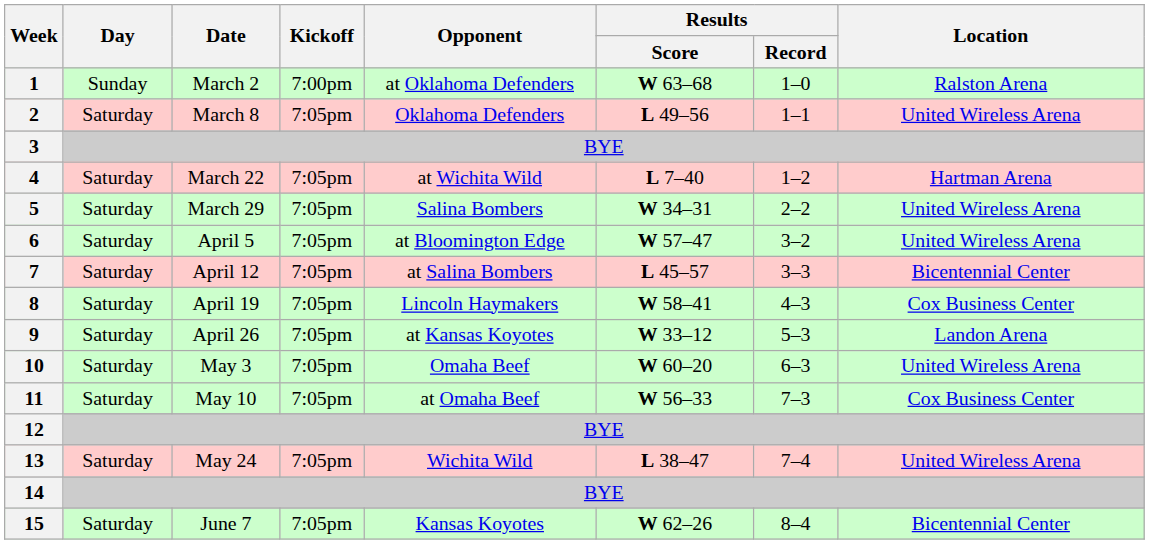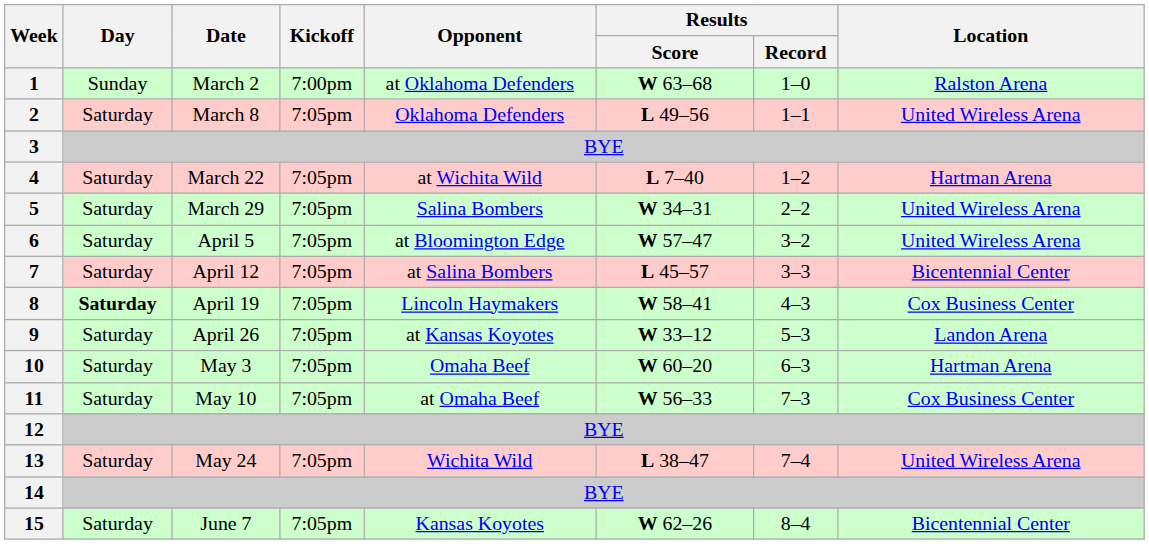(118, 303) normal -> (118, 303) bold
(991, 366) United Wireless Arena -> (991, 366) Hartman Arena
